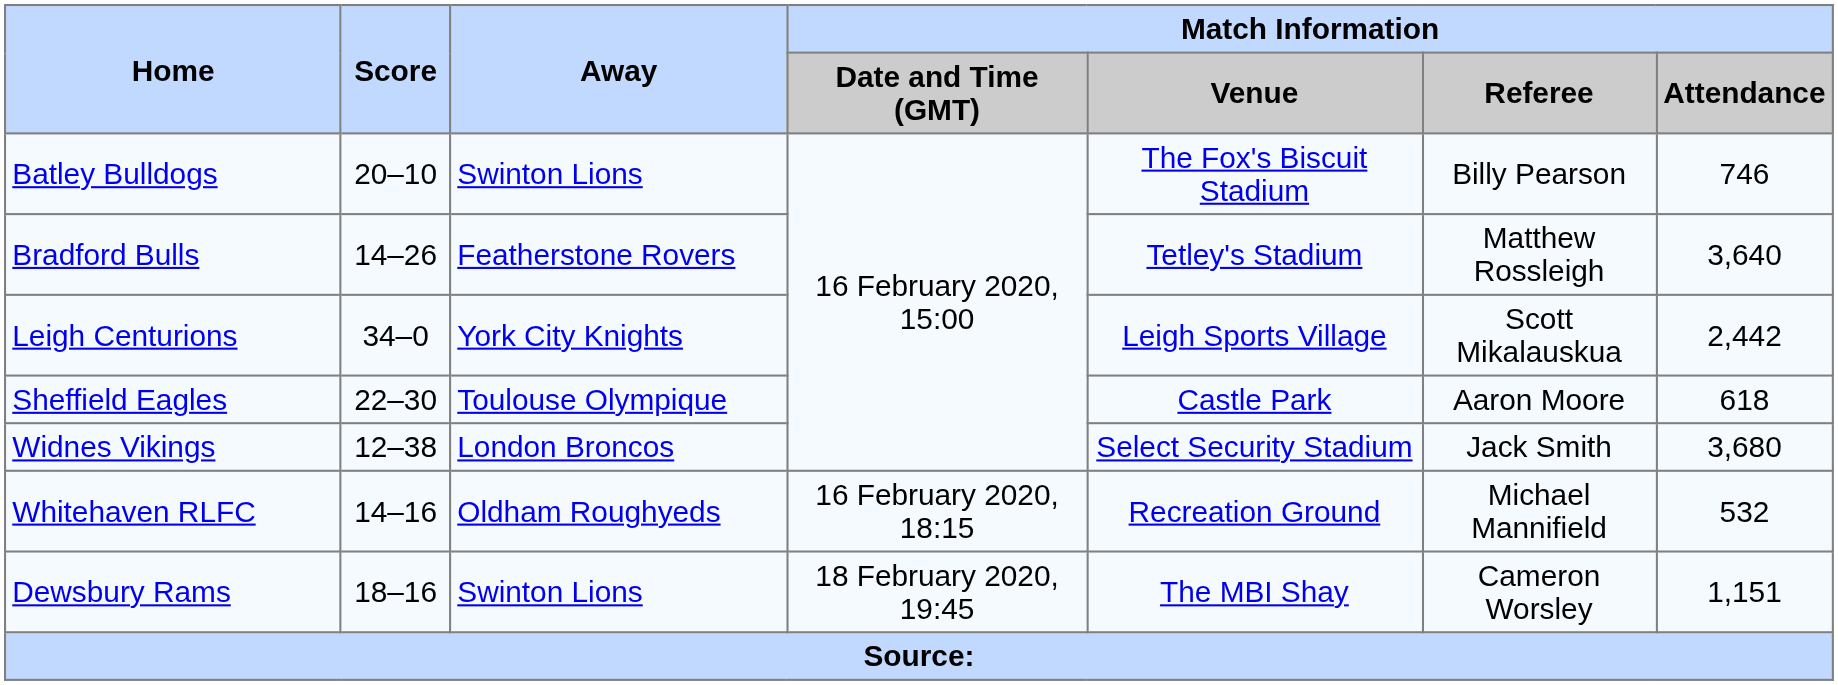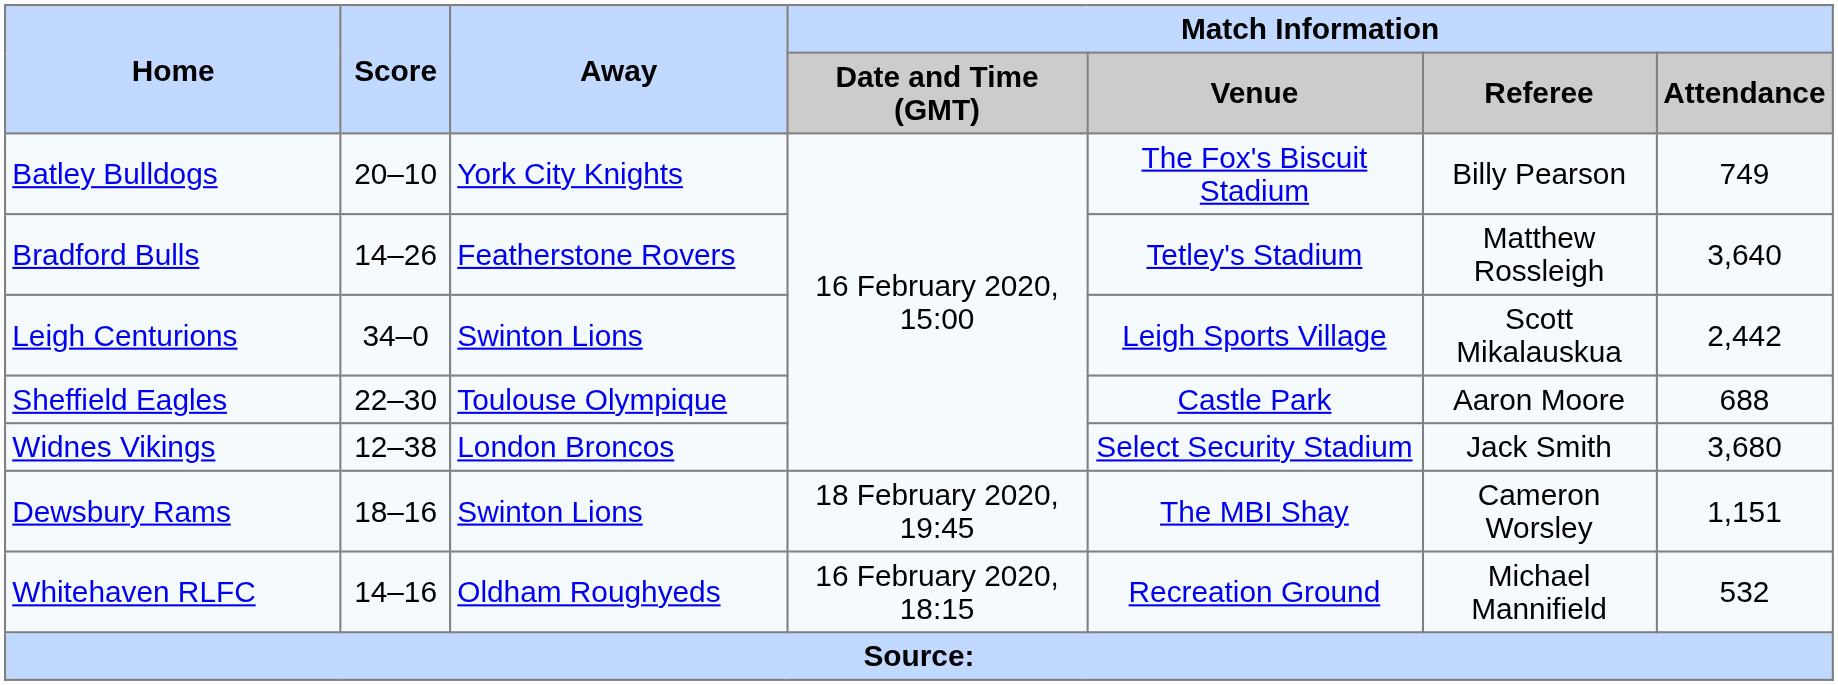(550, 174) Swinton Lions -> (570, 174) York City Knights
(1744, 174) 746 -> (1744, 174) 749
(570, 335) York City Knights -> (550, 335) Swinton Lions
(1744, 399) 618 -> (1744, 399) 688
rows swapped: (134, 511) <-> (122, 592)
